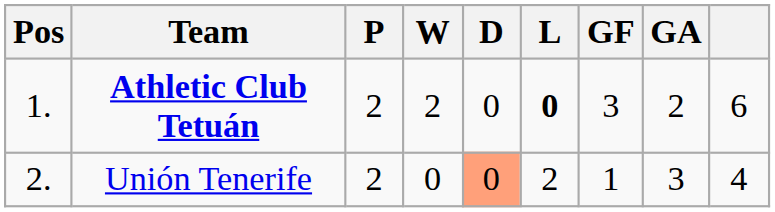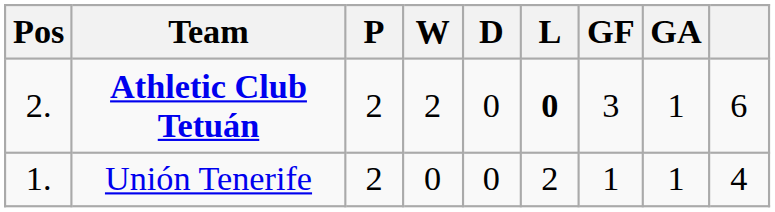(39, 105) 1. -> (39, 105) 2.
(676, 105) 2 -> (676, 105) 1
(39, 178) 2. -> (39, 178) 1.
(491, 178) lightsalmon background -> (491, 178) no background
(676, 178) 3 -> (676, 178) 1
